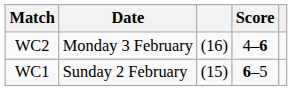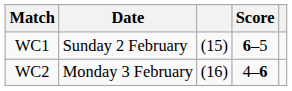rows swapped: (32, 72) <-> (32, 45)
